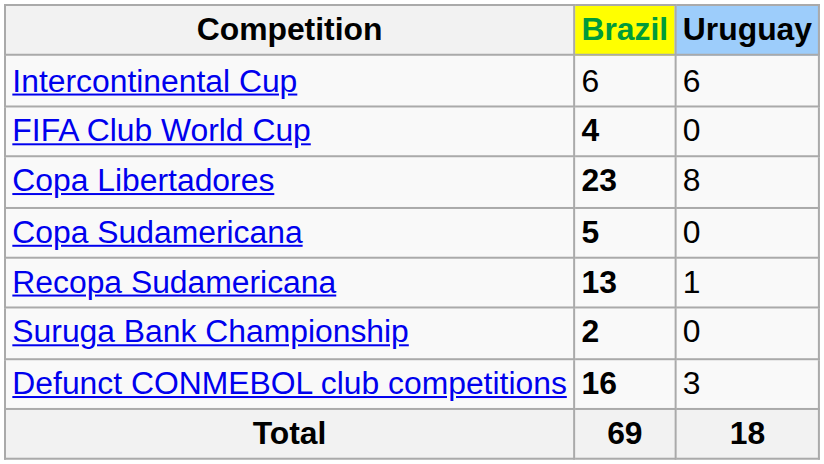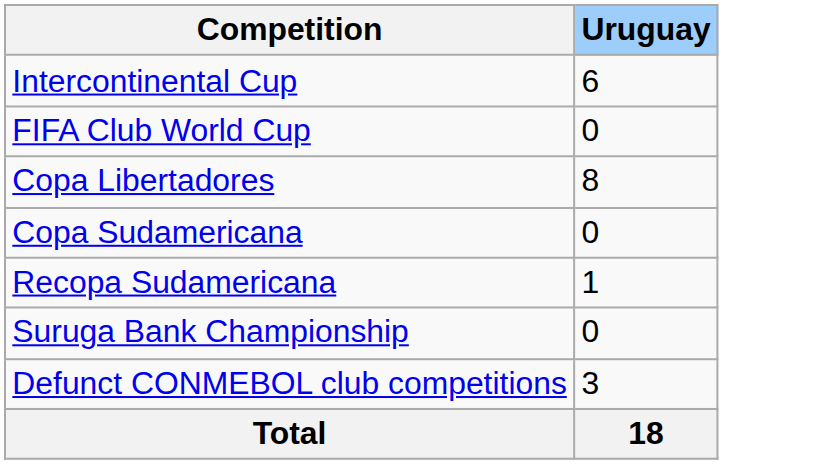- column: (625, 29)
